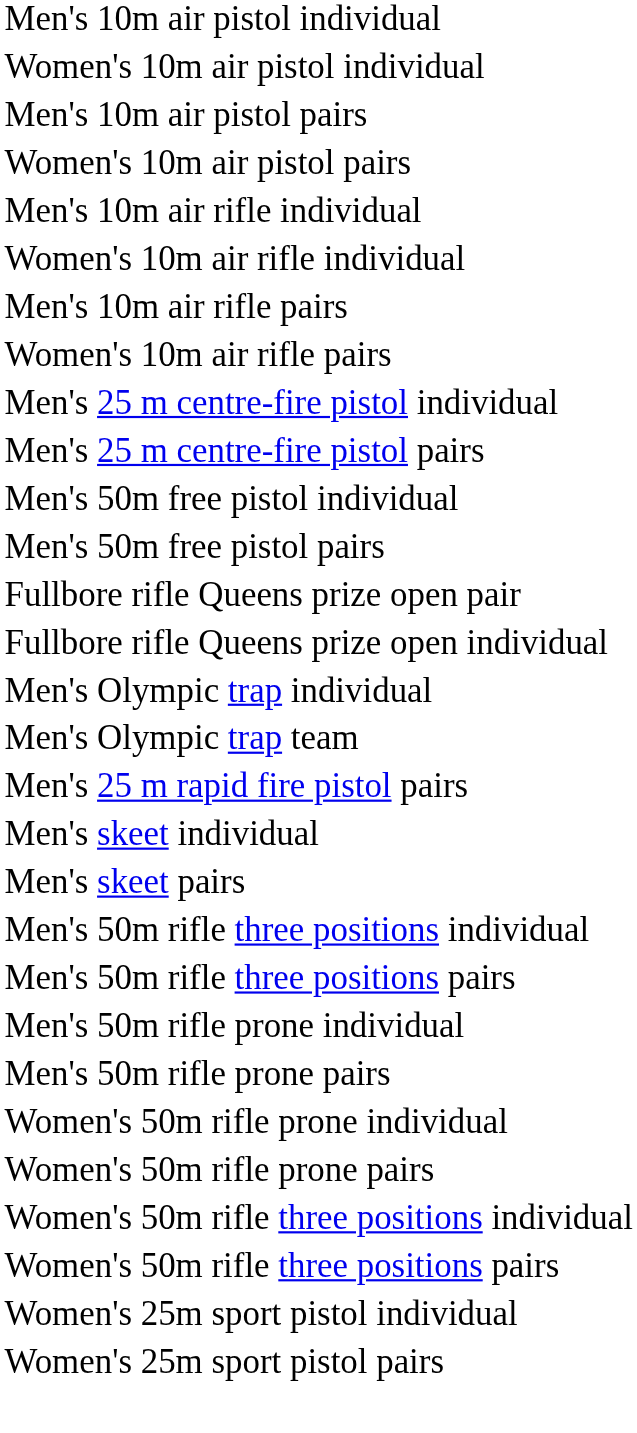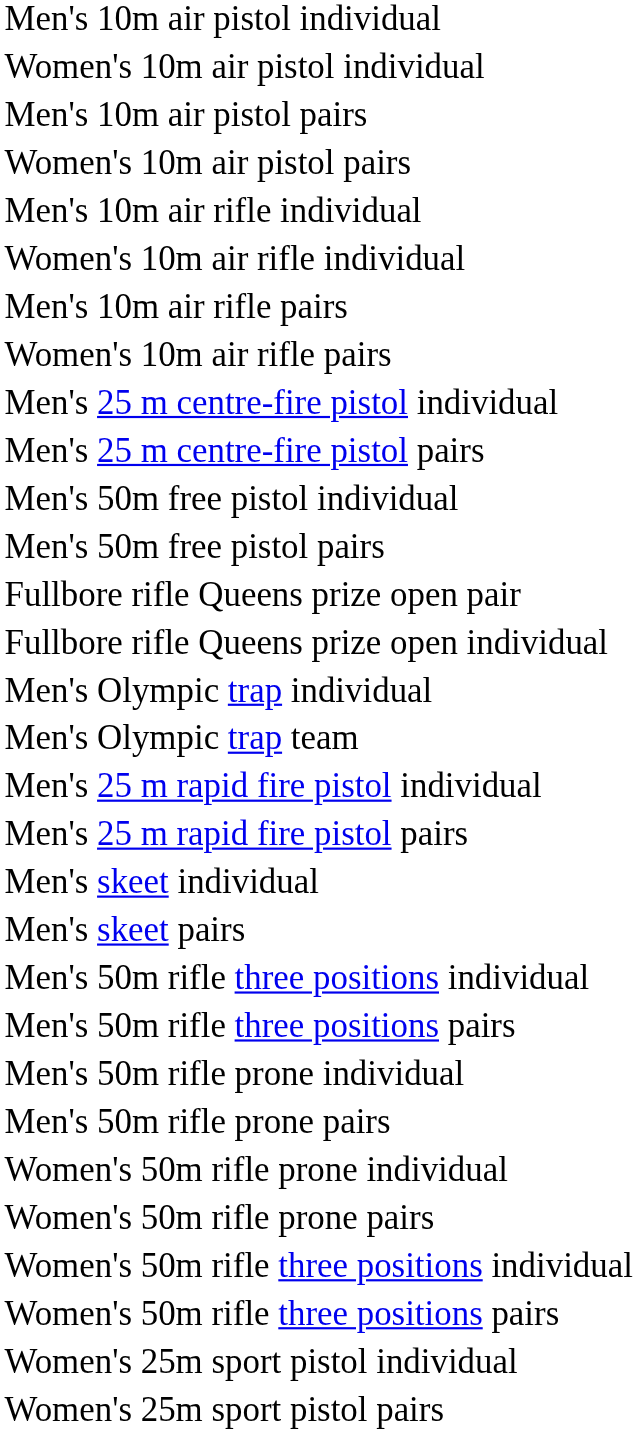+ row: (273, 785)
